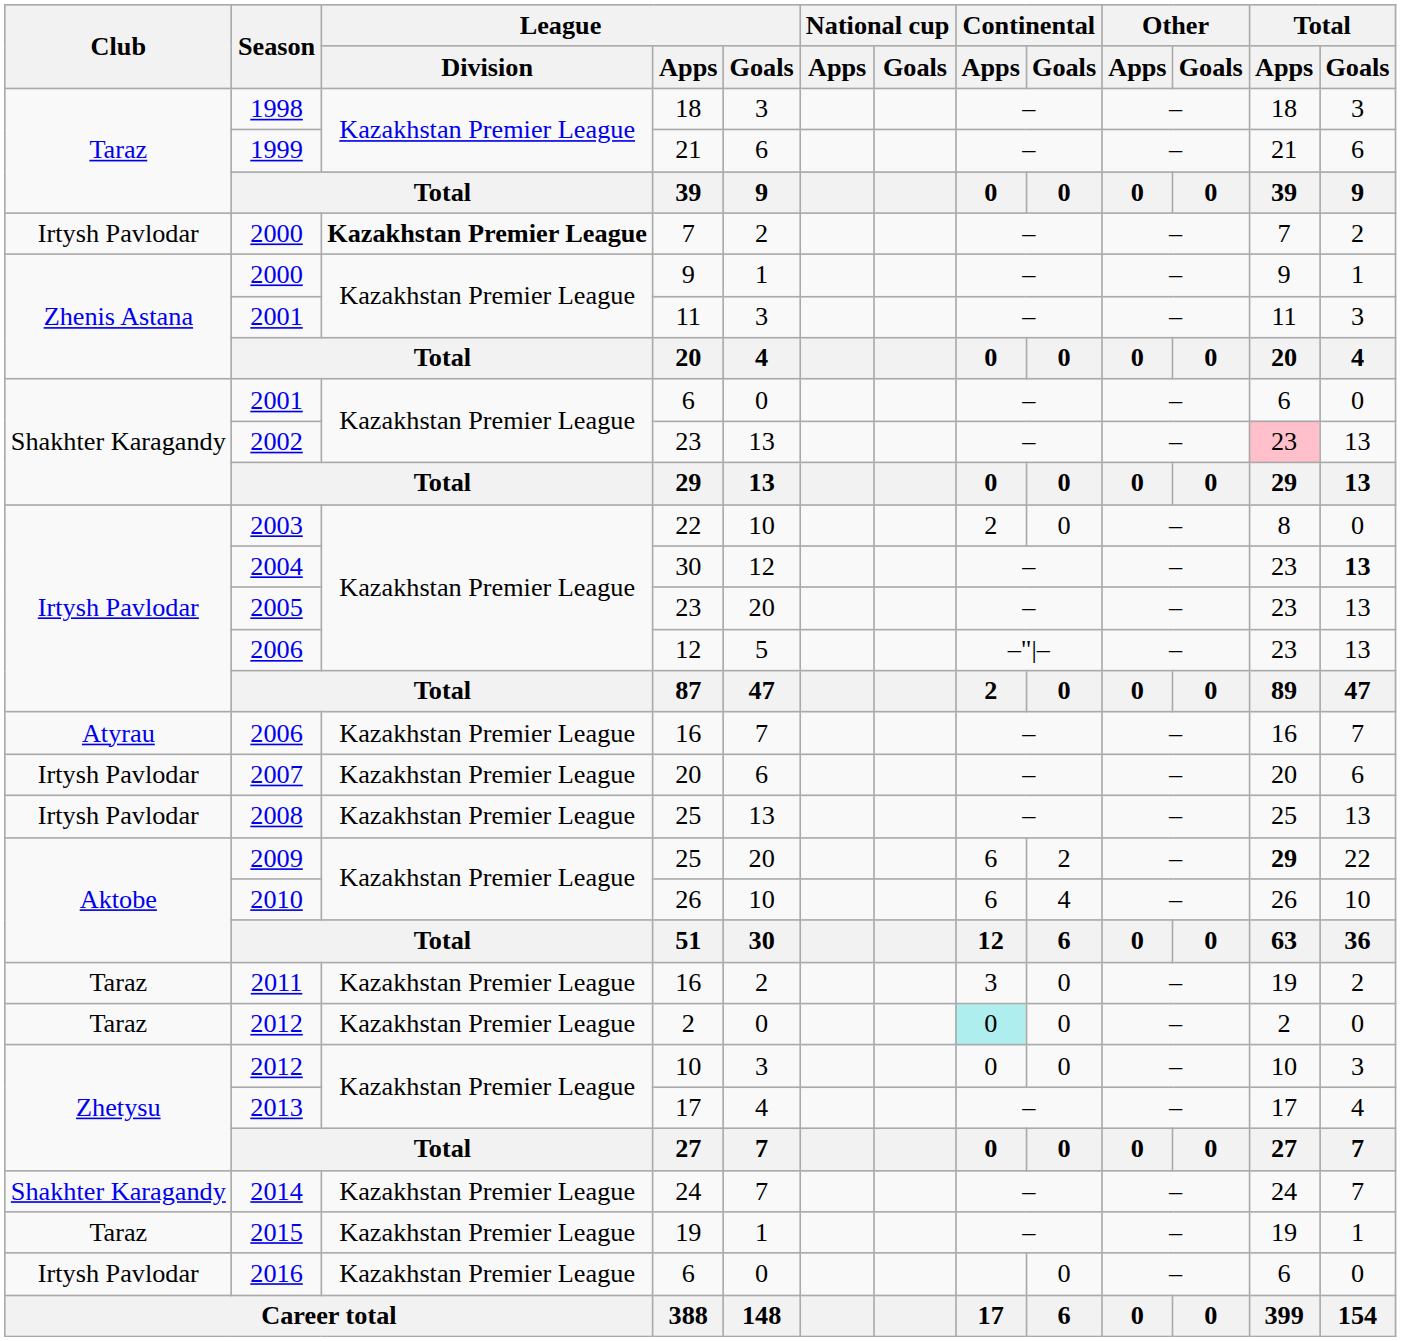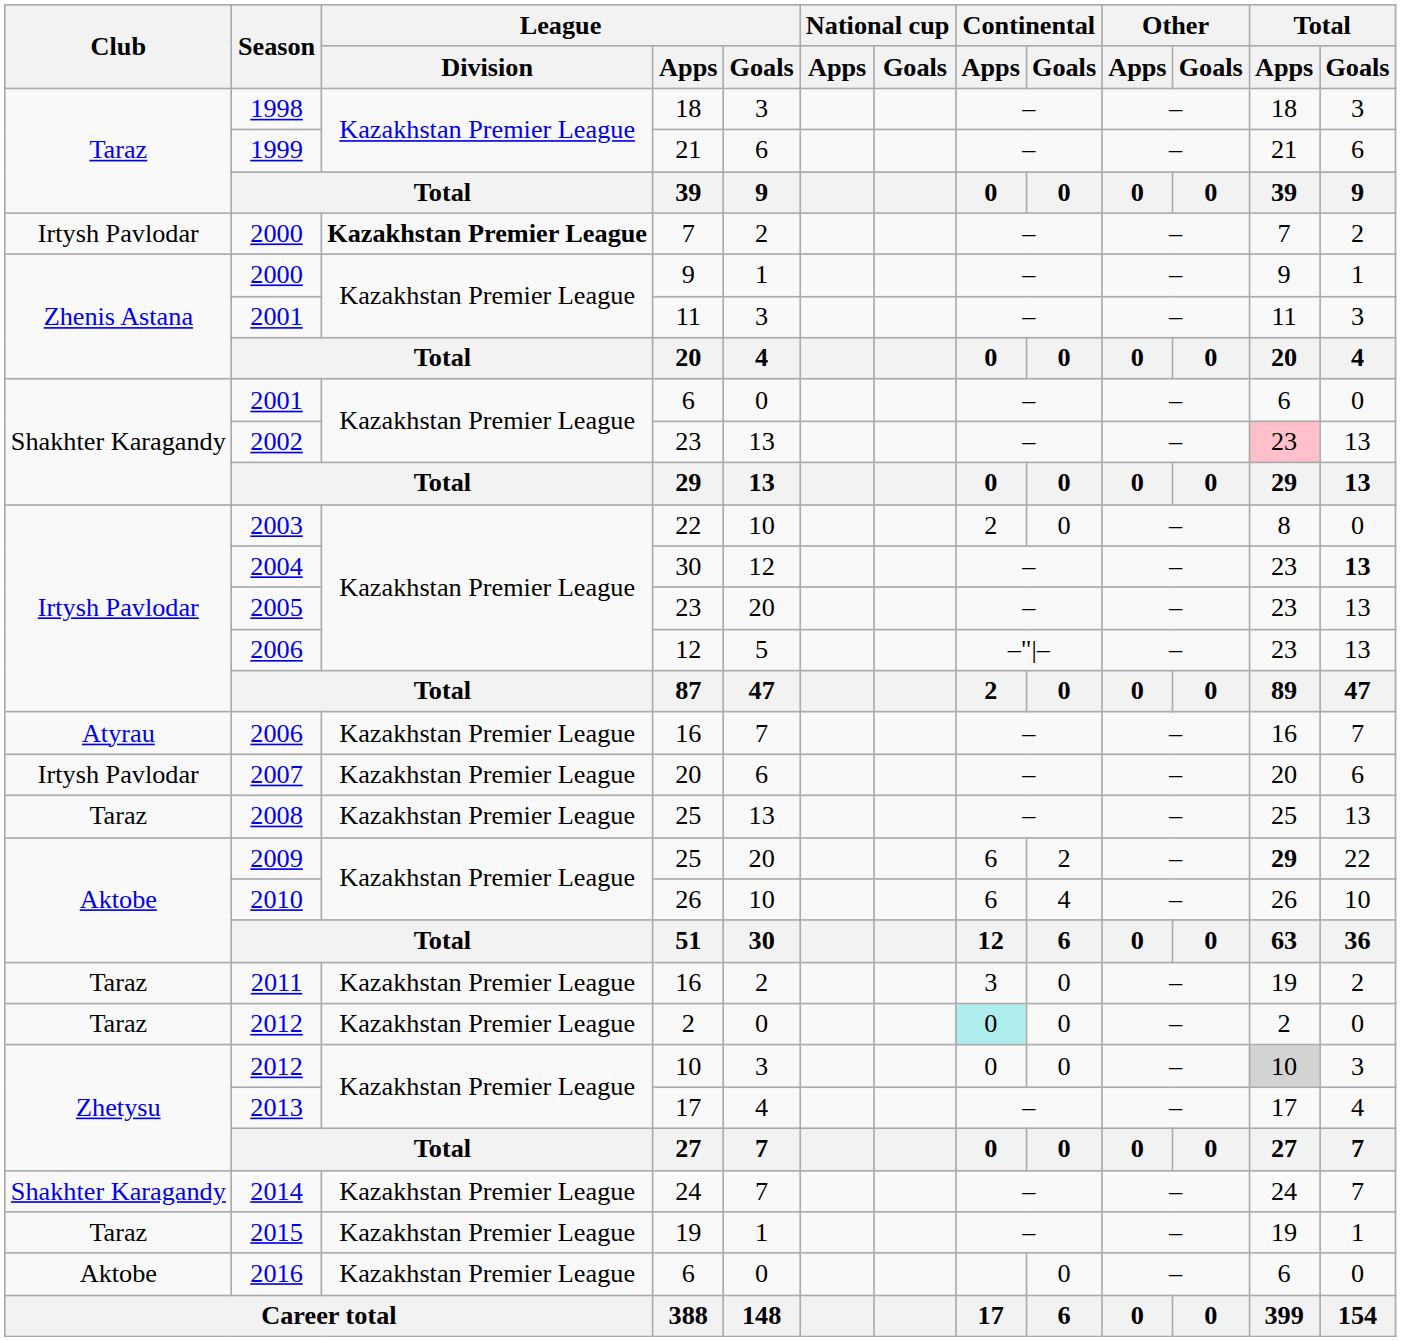(118, 815) Irtysh Pavlodar -> (118, 815) Taraz
(1284, 1065) no background -> (1284, 1065) lightgrey background
(118, 1273) Irtysh Pavlodar -> (118, 1273) Aktobe
